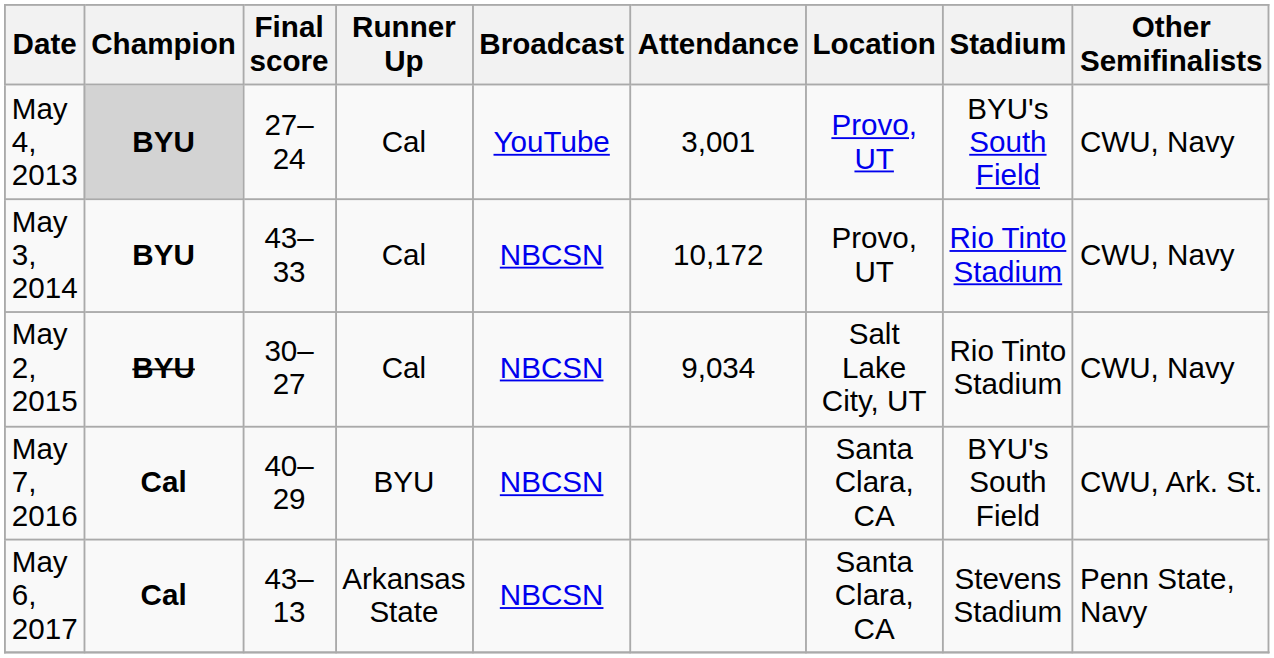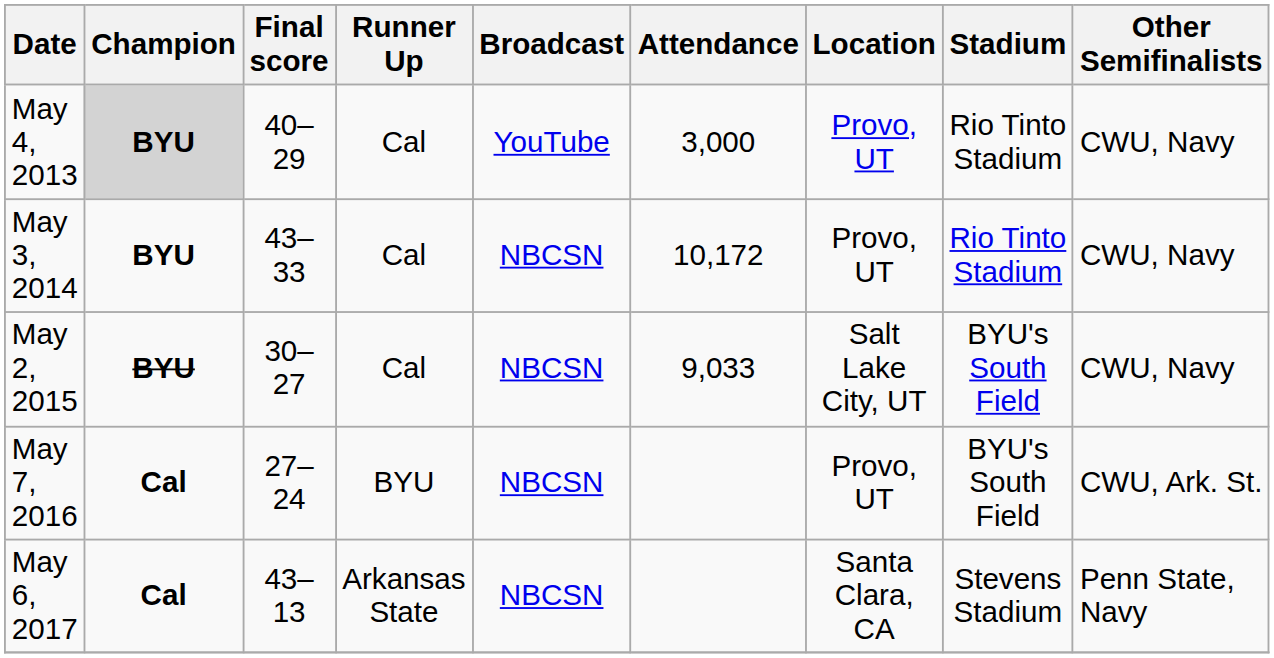(289, 141) 27–24 -> (289, 141) 40–29
(718, 141) 3,001 -> (718, 141) 3,000
(1008, 141) BYU's South Field -> (1008, 141) Rio Tinto Stadium
(718, 368) 9,034 -> (718, 368) 9,033
(1008, 368) Rio Tinto Stadium -> (1008, 368) BYU's South Field
(289, 482) 40–29 -> (289, 482) 27–24
(874, 482) Santa Clara, CA -> (874, 482) Provo, UT
